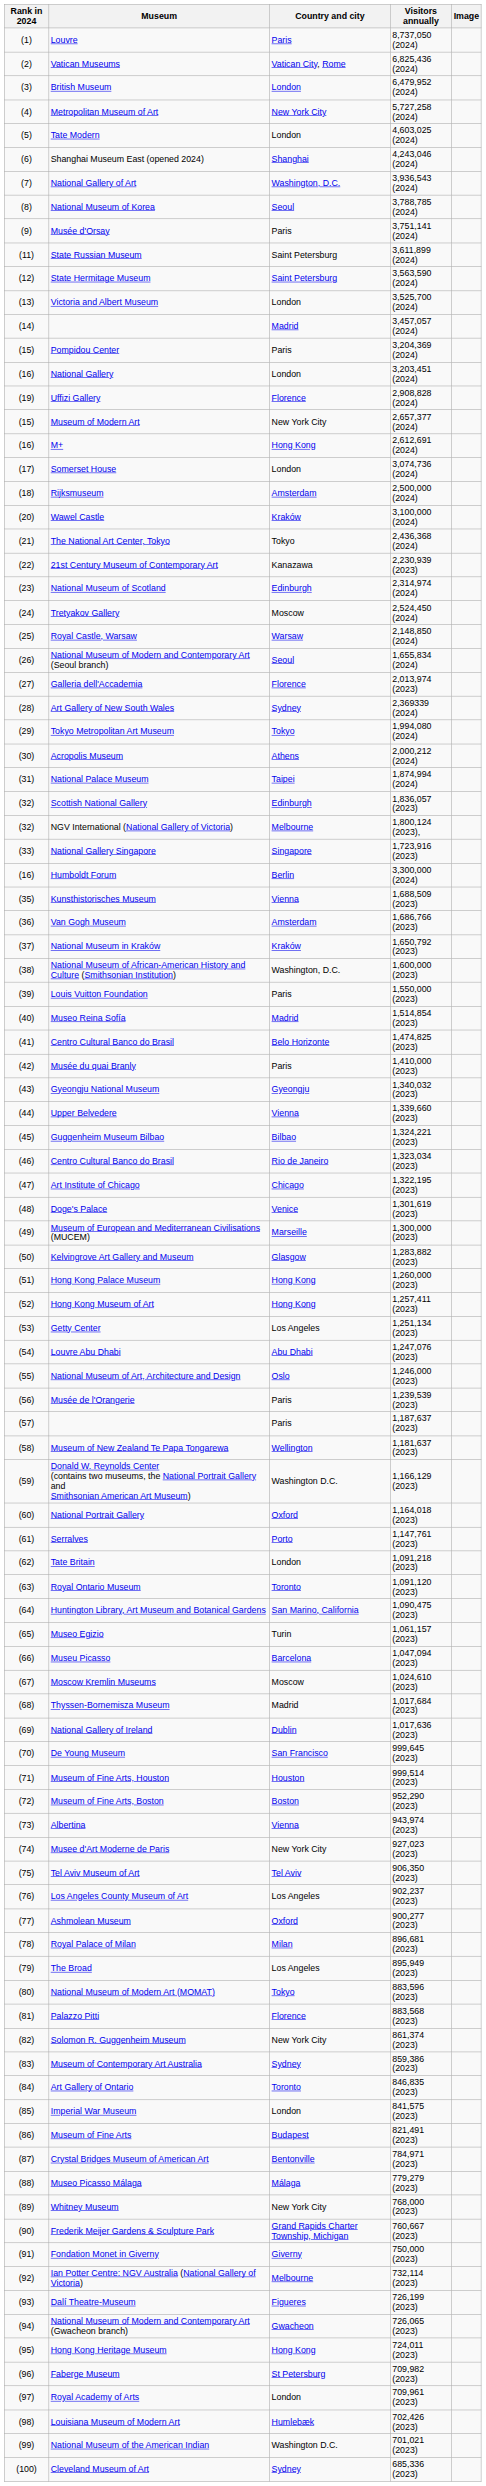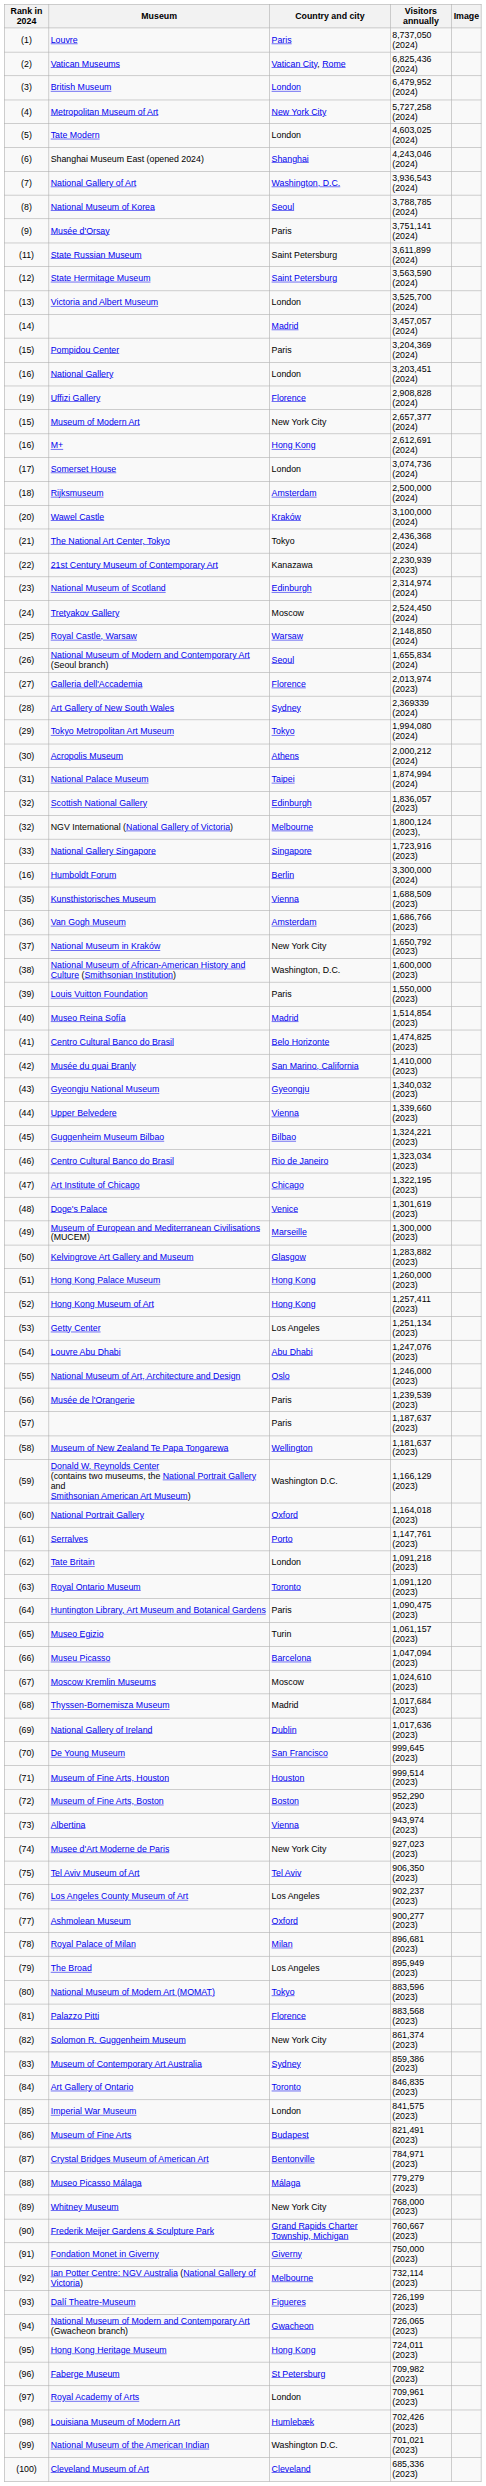(286, 946) Kraków -> (299, 946) New York City
(282, 1066) Paris -> (315, 1066) San Marino, California
(315, 1610) San Marino, California -> (282, 1610) Paris
(286, 2469) Sydney -> (291, 2469) Cleveland
